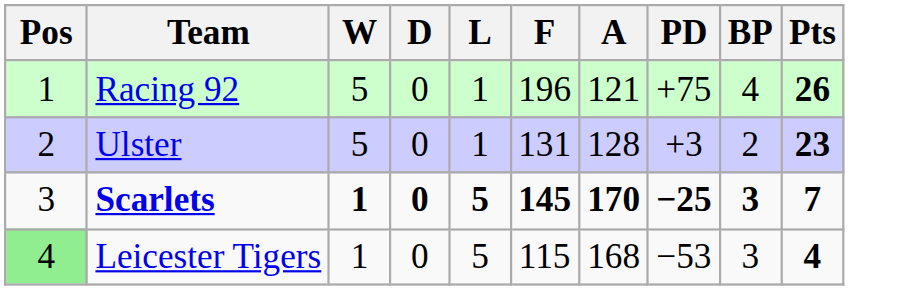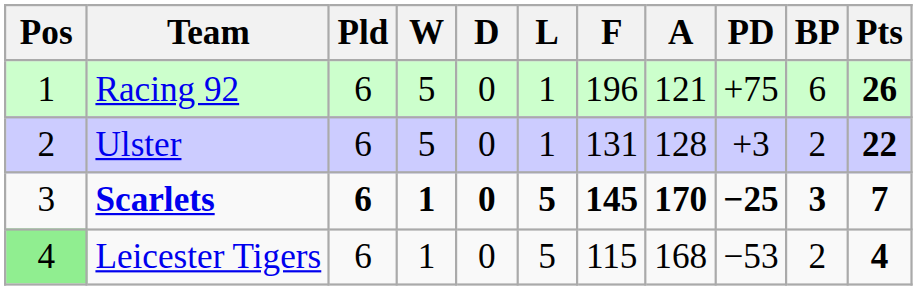+ column: (363, 32)
(750, 88) 4 -> (817, 88) 6
(812, 144) 23 -> (879, 144) 22
(750, 255) 3 -> (817, 255) 2
